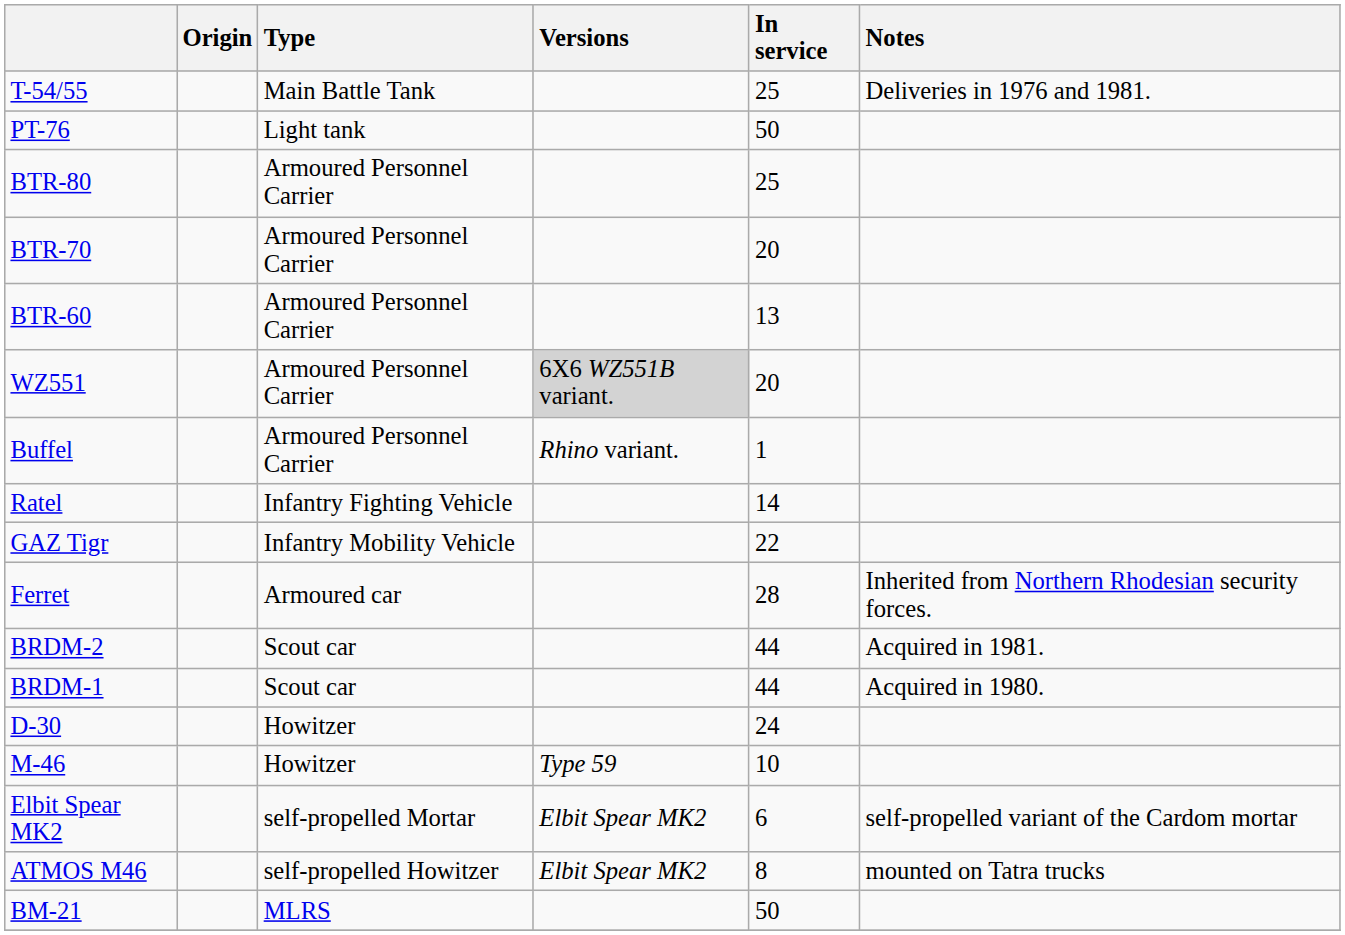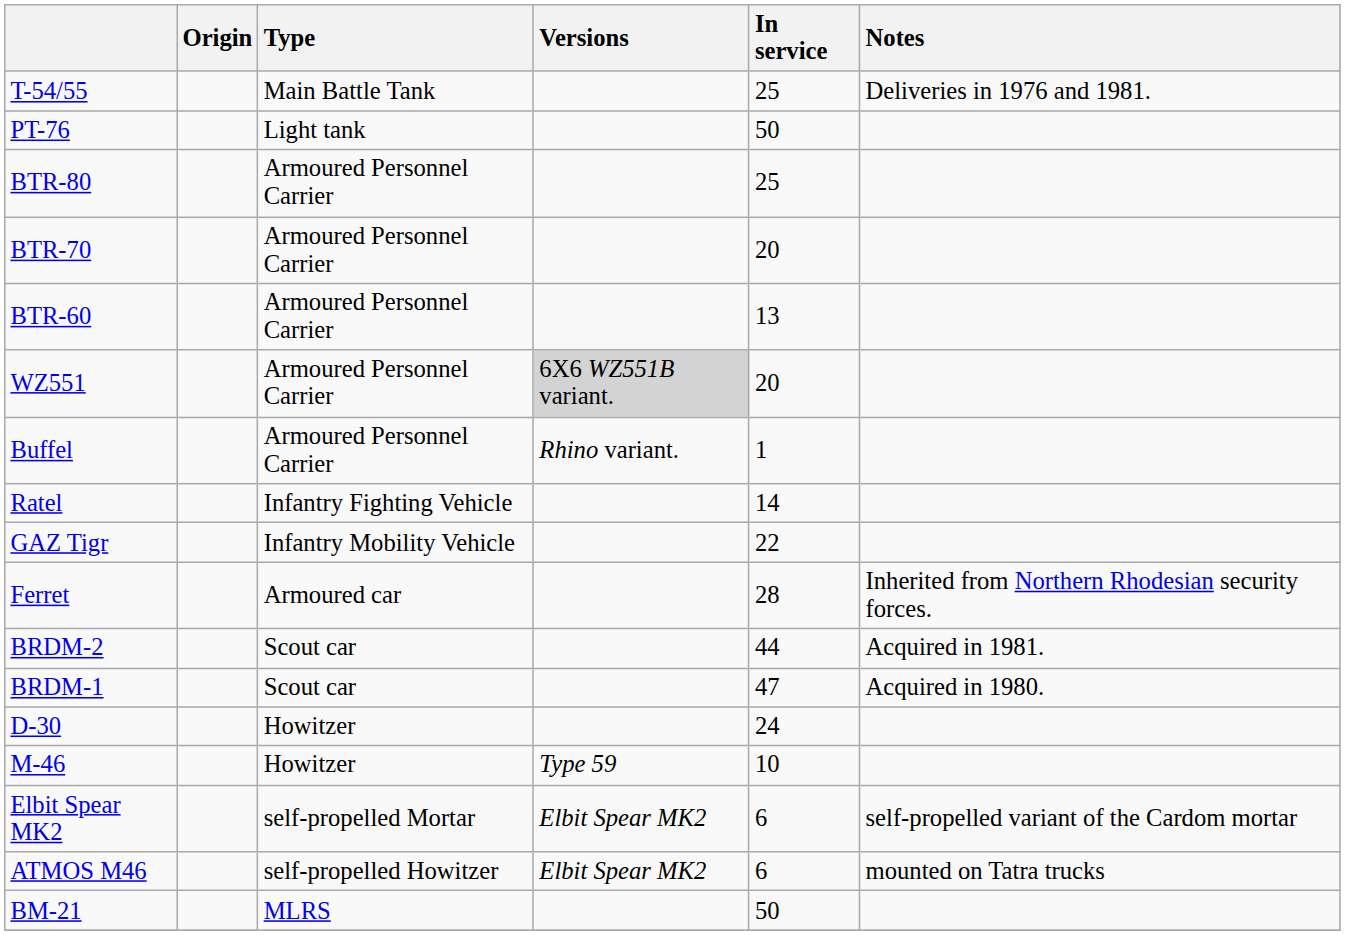(767, 687) 44 -> (767, 687) 47
(761, 871) 8 -> (761, 871) 6
